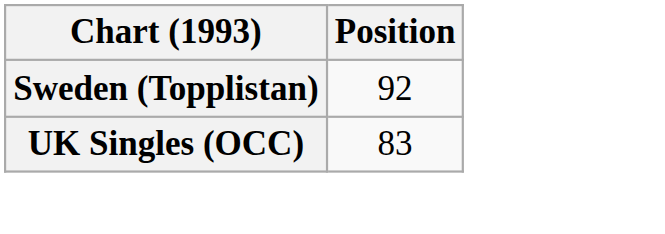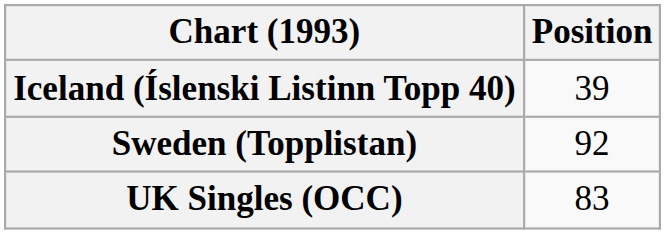+ row: (264, 87)
